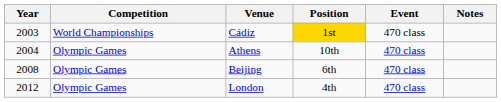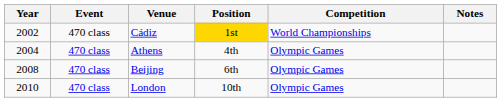columns swapped: (138, 14) <-> (404, 14)
(27, 32) 2003 -> (27, 32) 2002
(329, 51) 10th -> (231, 51) 4th
(27, 88) 2012 -> (27, 88) 2010
(329, 88) 4th -> (231, 88) 10th
